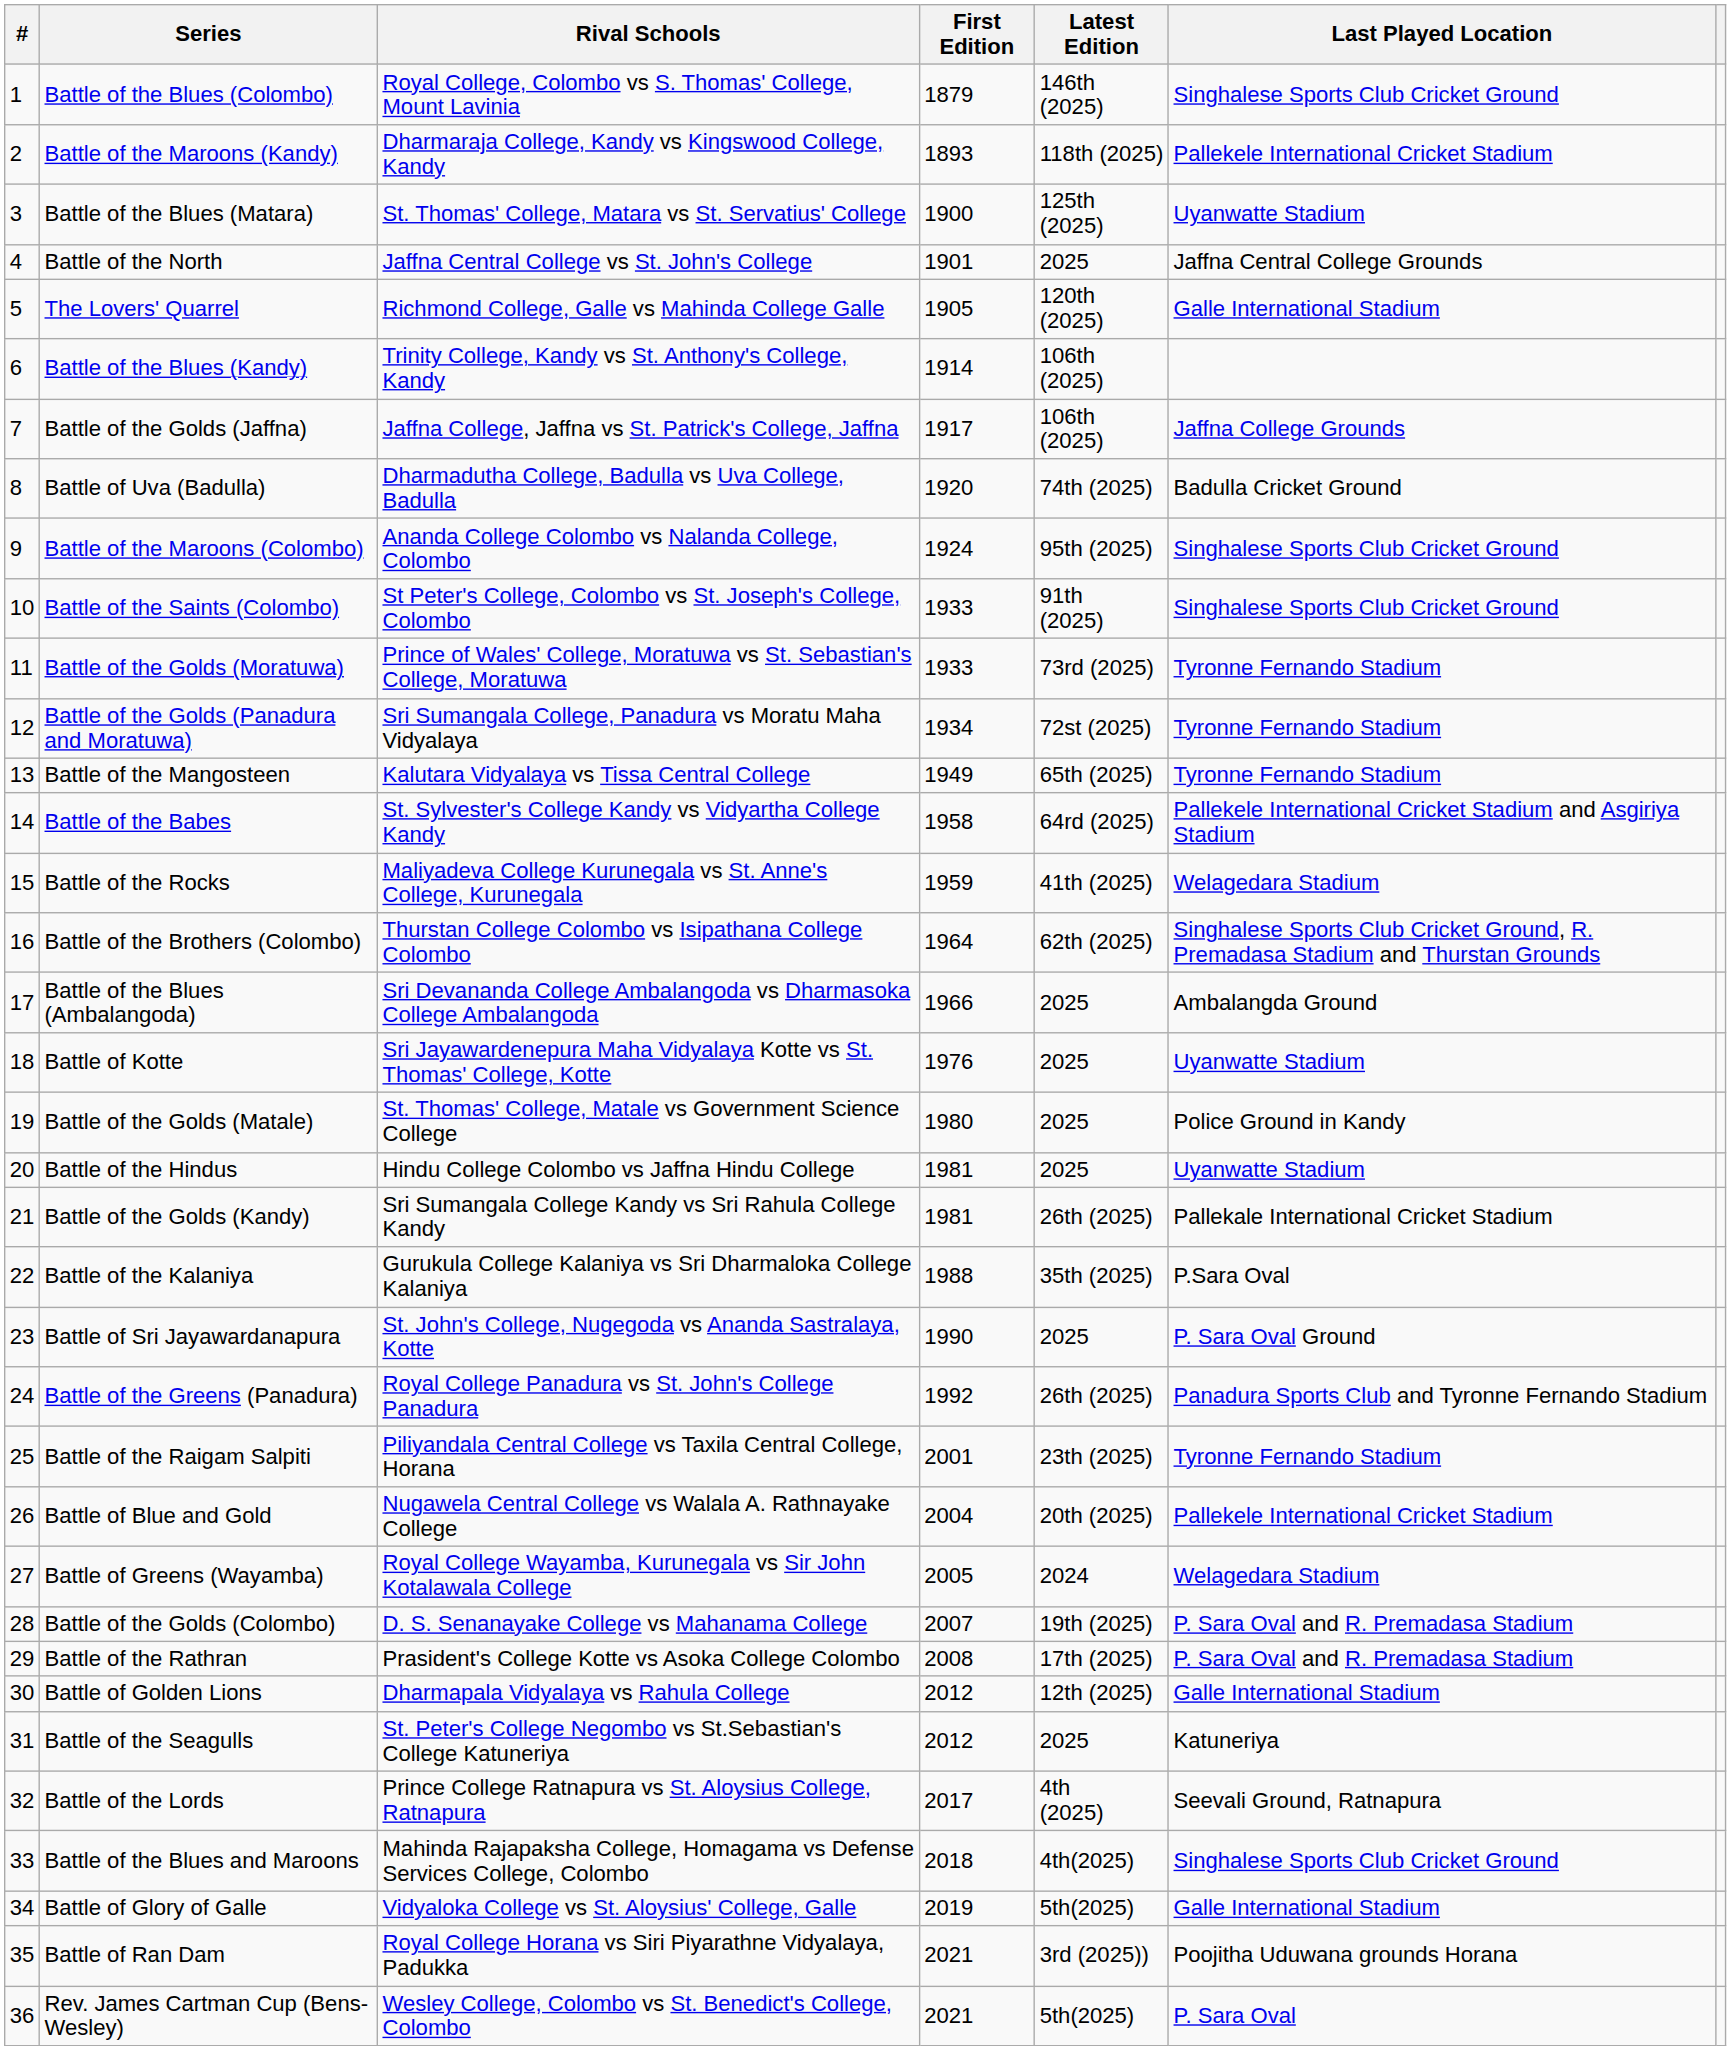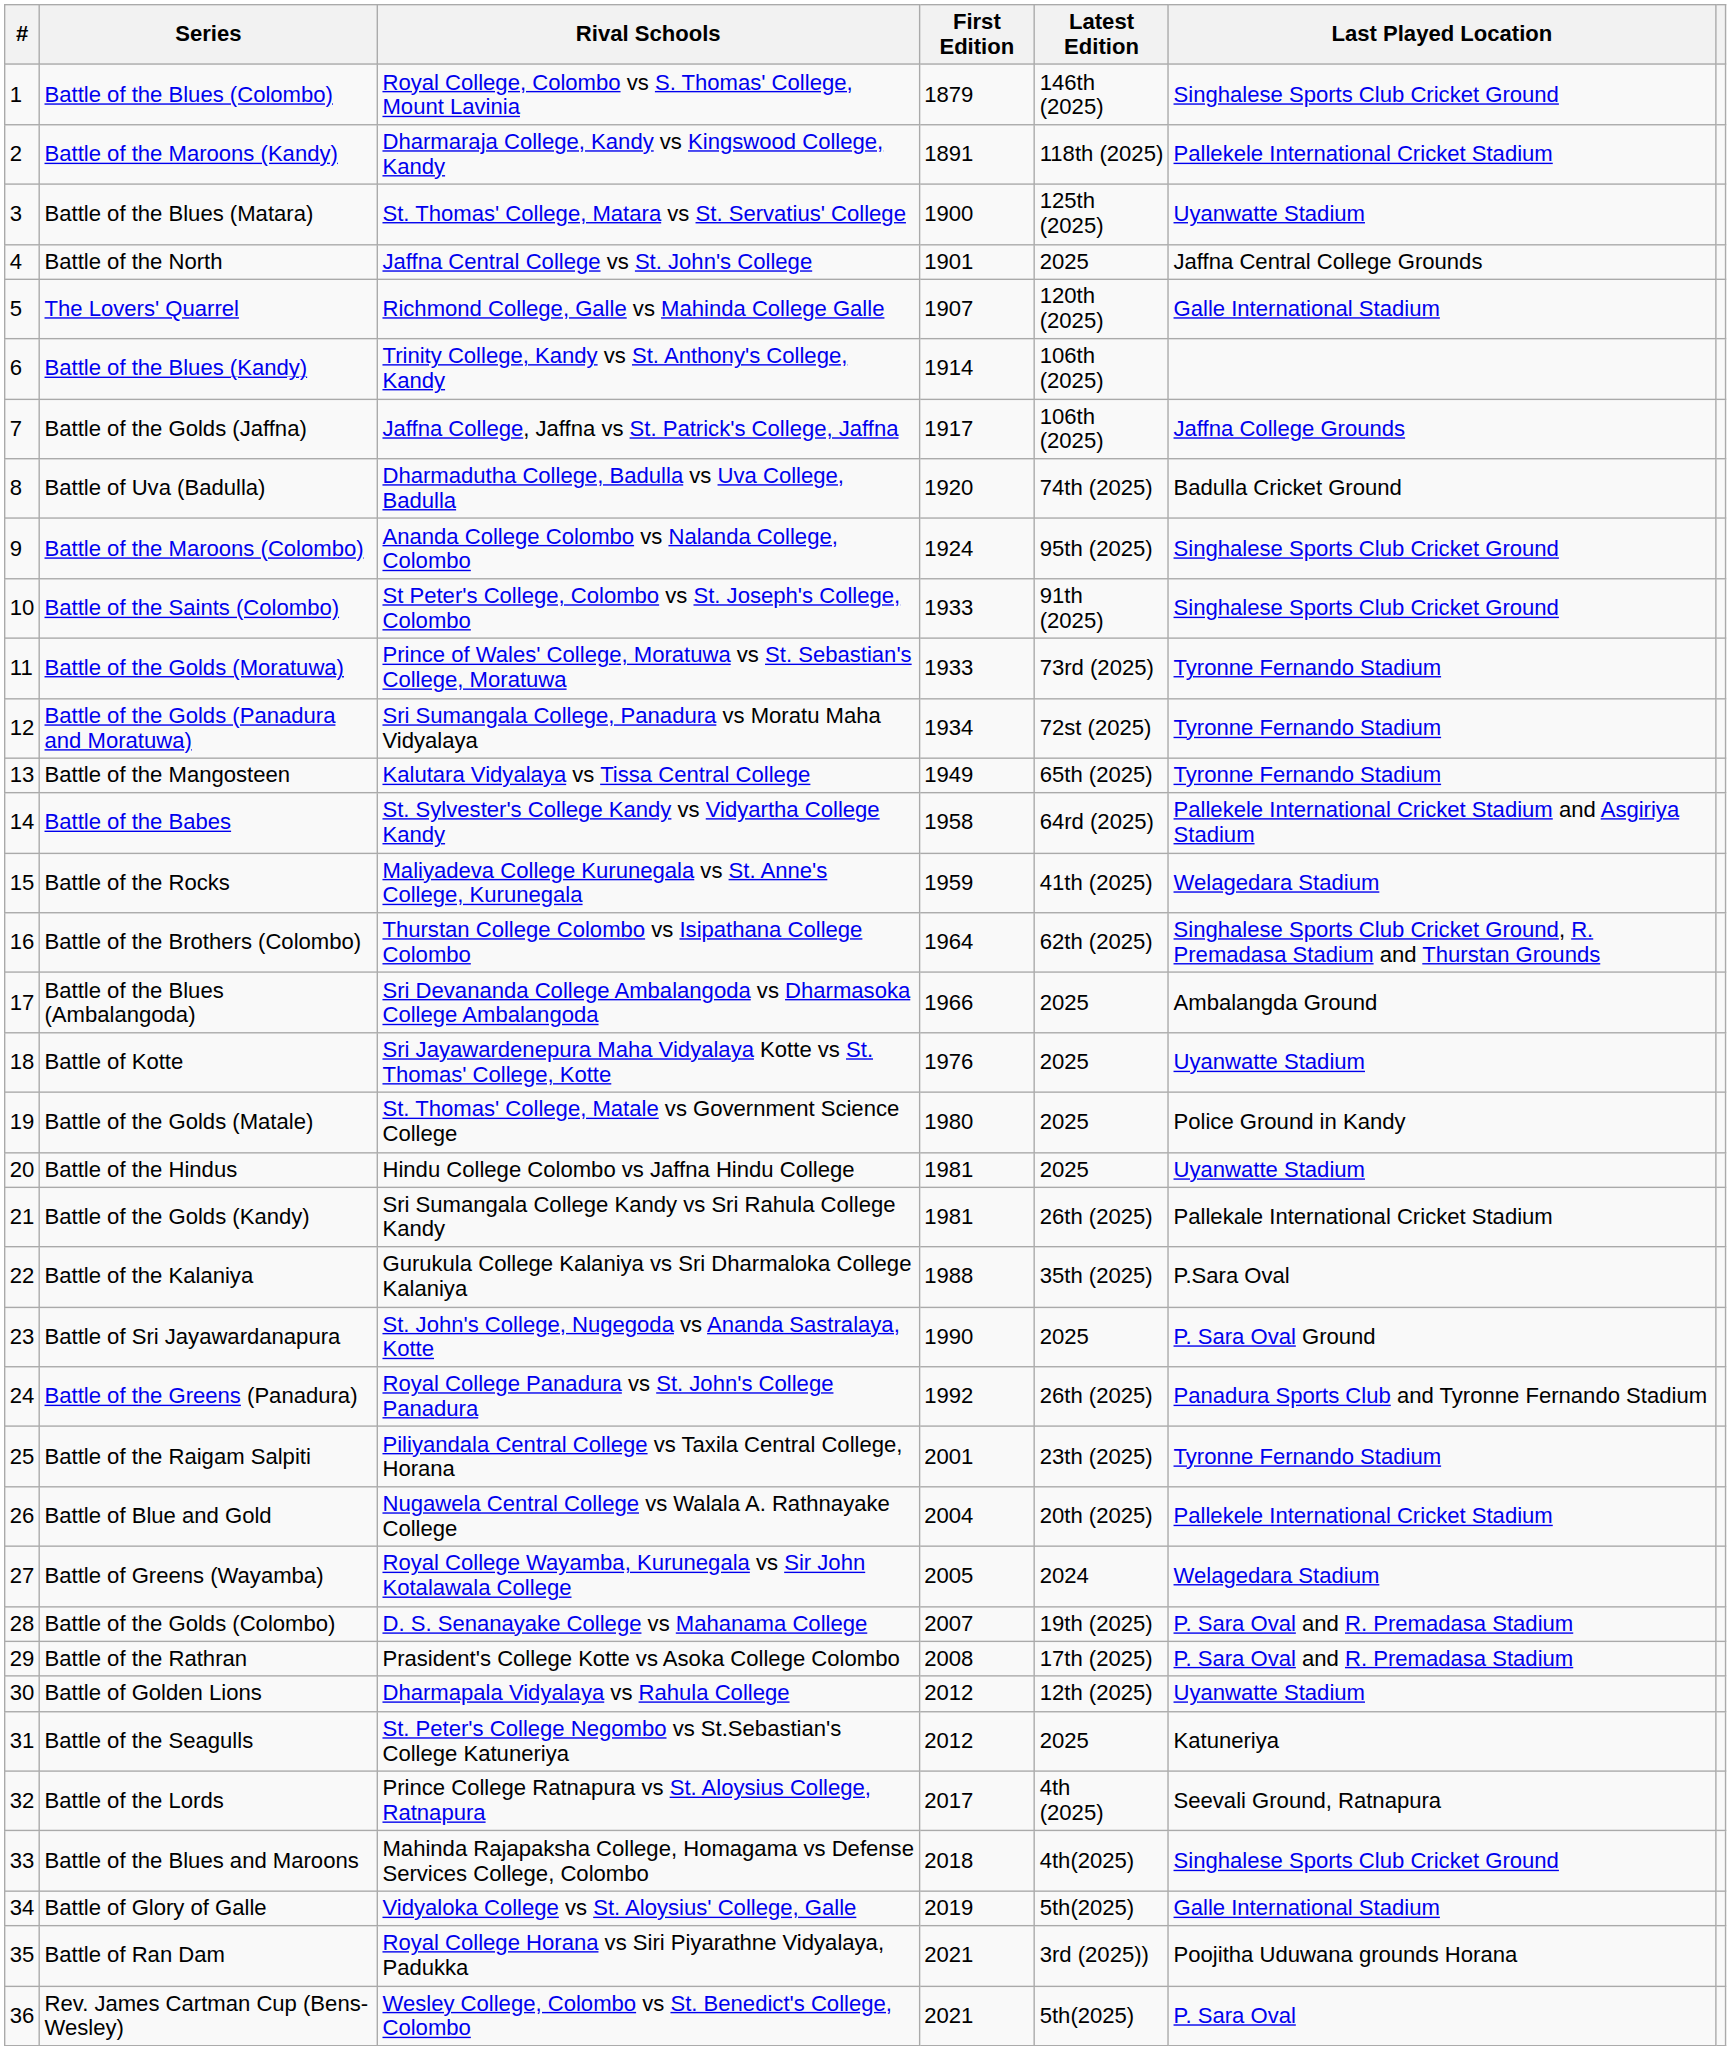(949, 154) 1893 -> (949, 154) 1891
(949, 308) 1905 -> (949, 308) 1907
(1307, 1693) Galle International Stadium -> (1269, 1693) Uyanwatte Stadium
